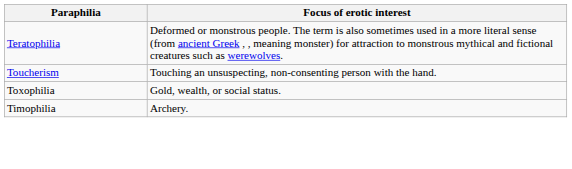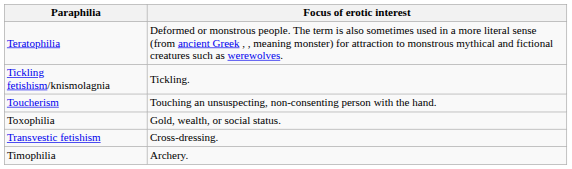+ row: (58, 79)
+ row: (54, 138)
